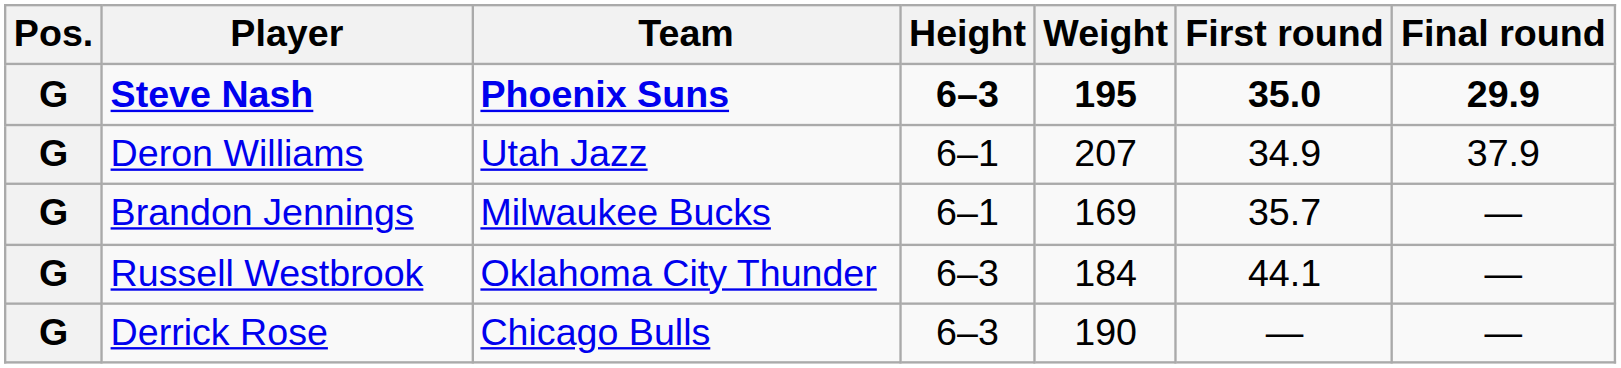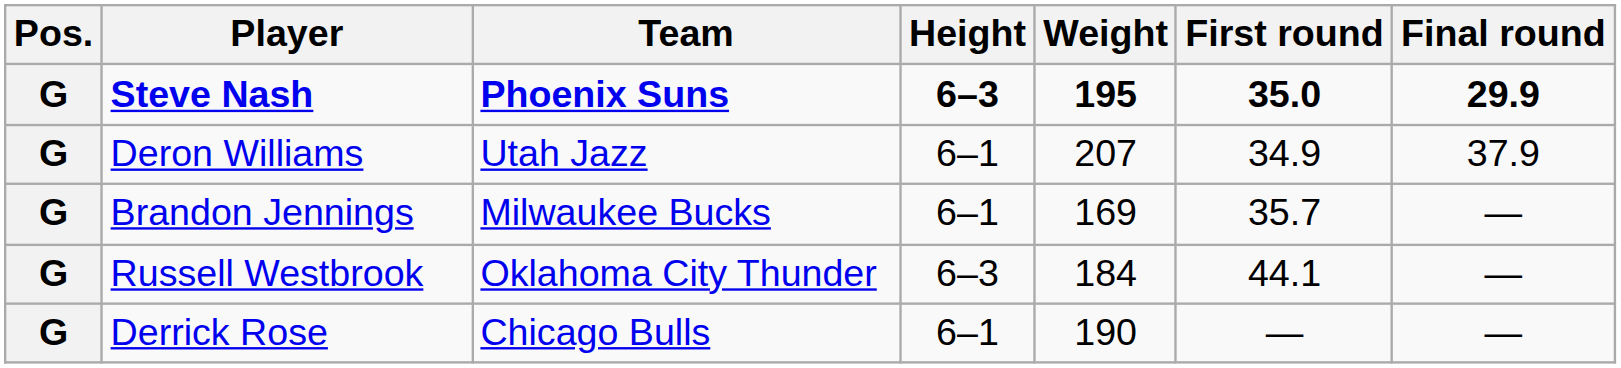(967, 332) 6–3 -> (967, 332) 6–1
